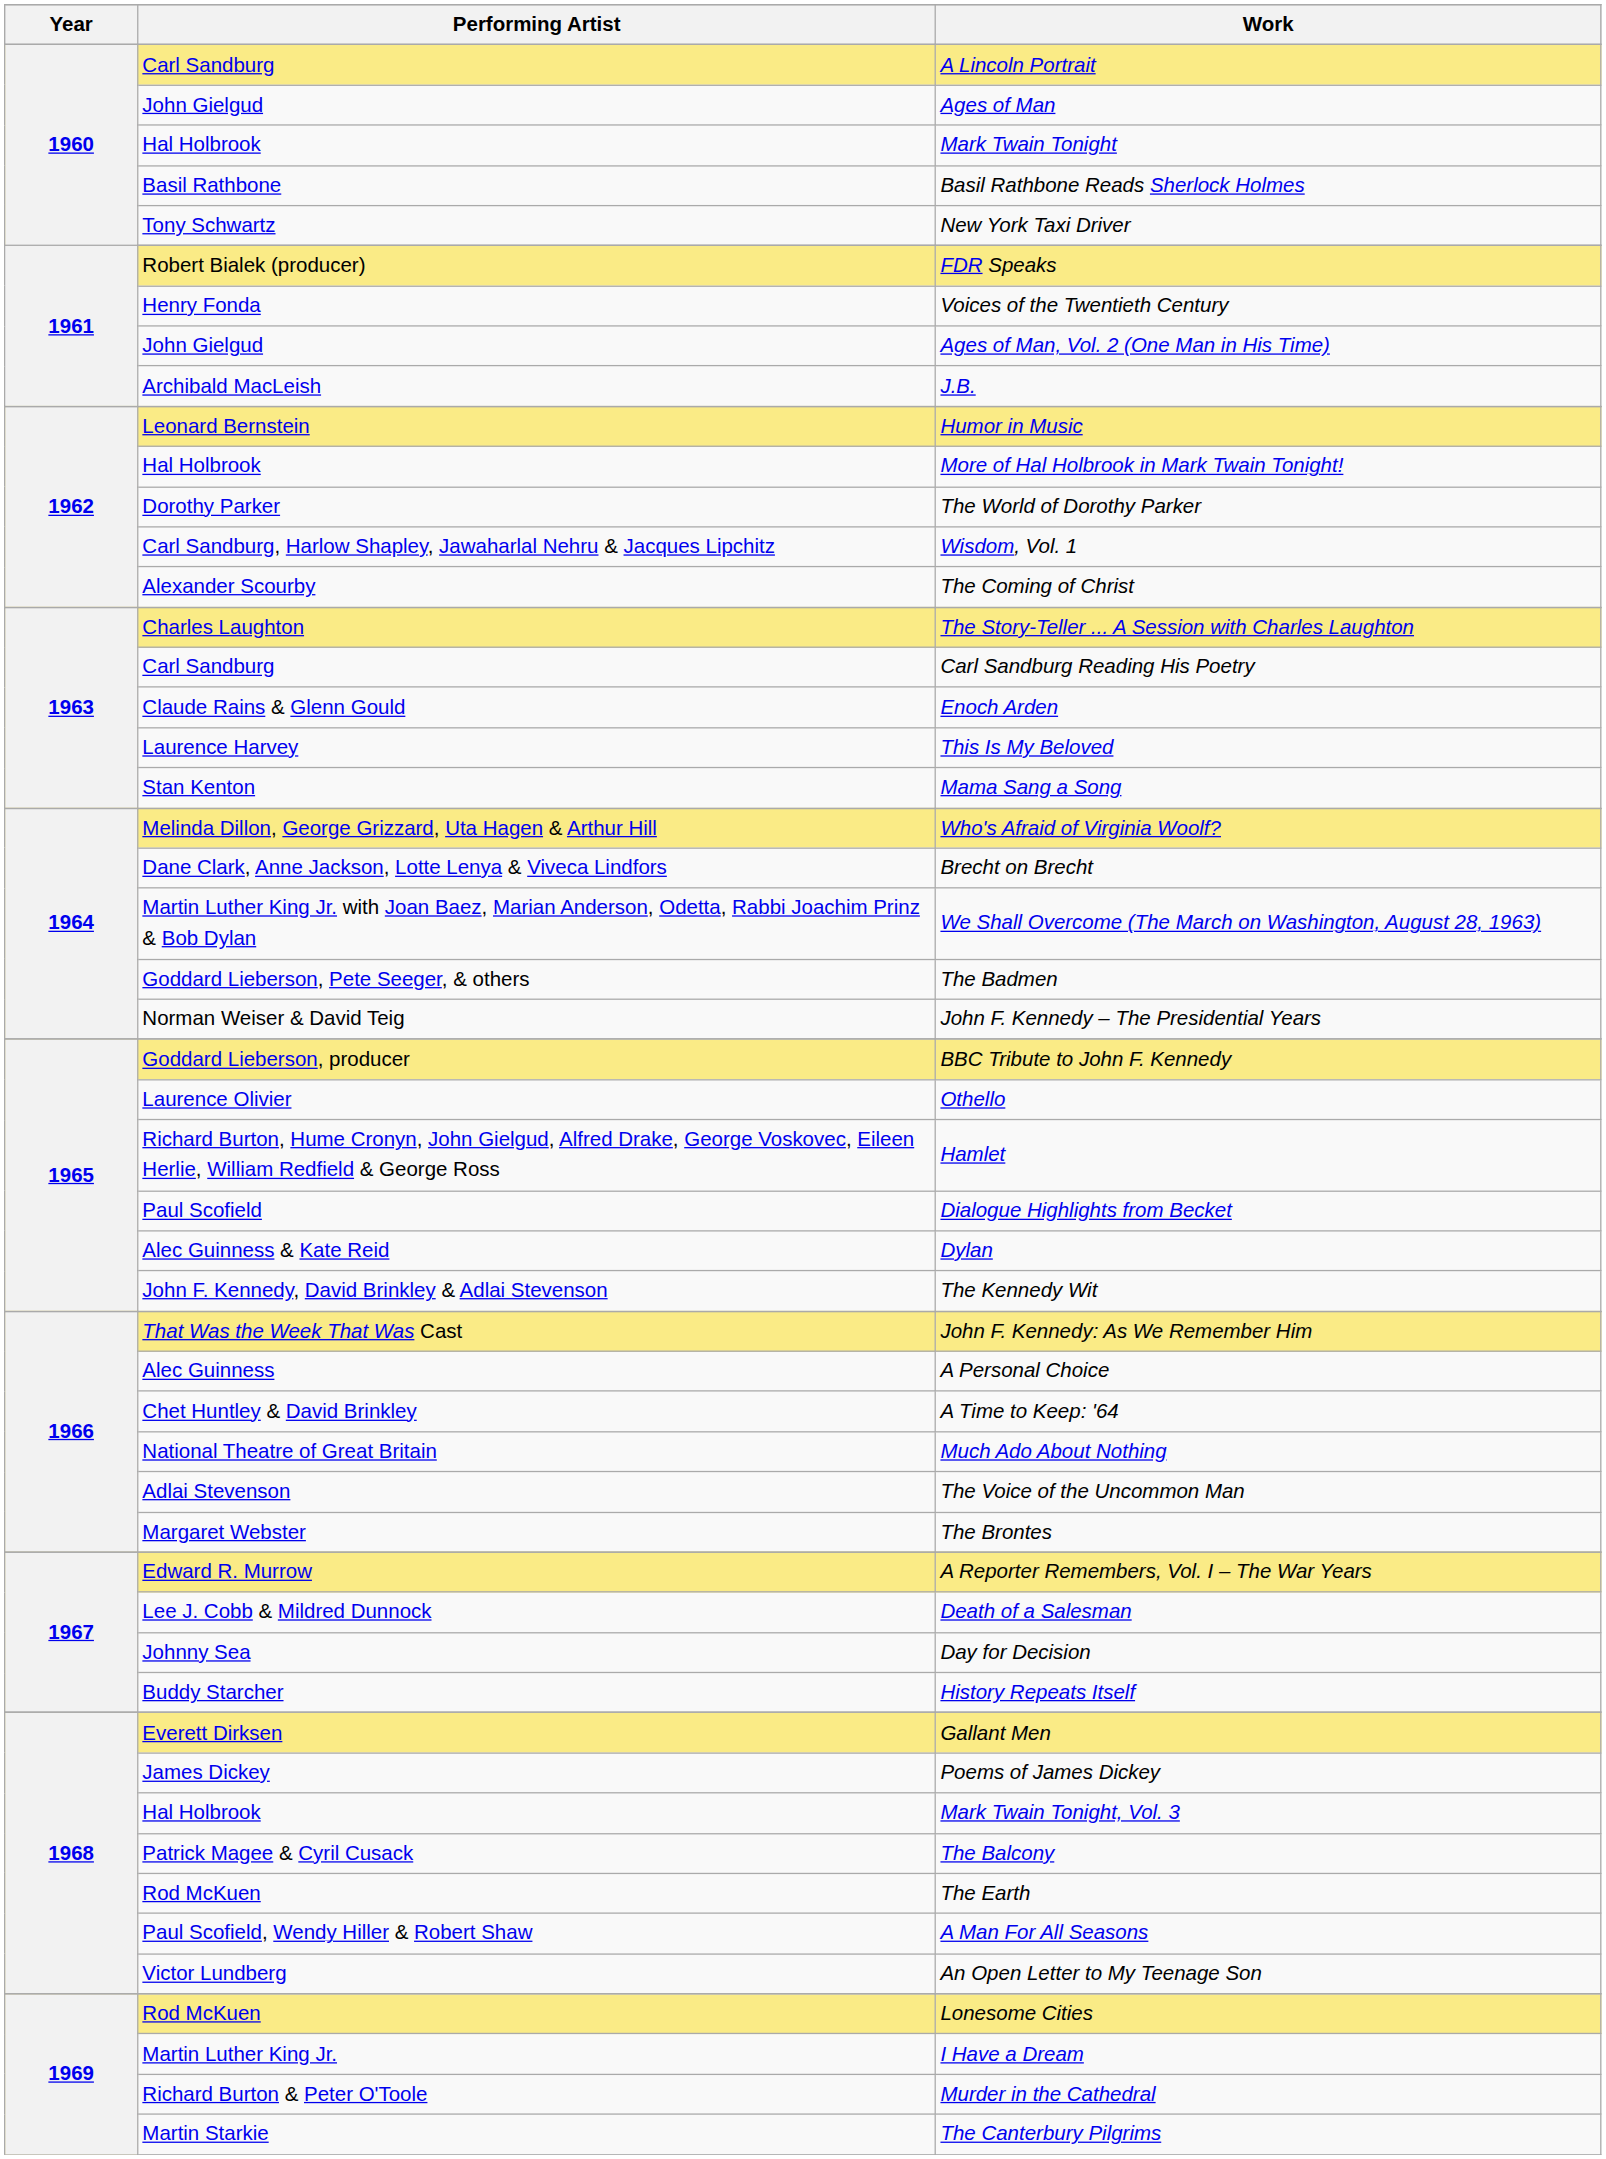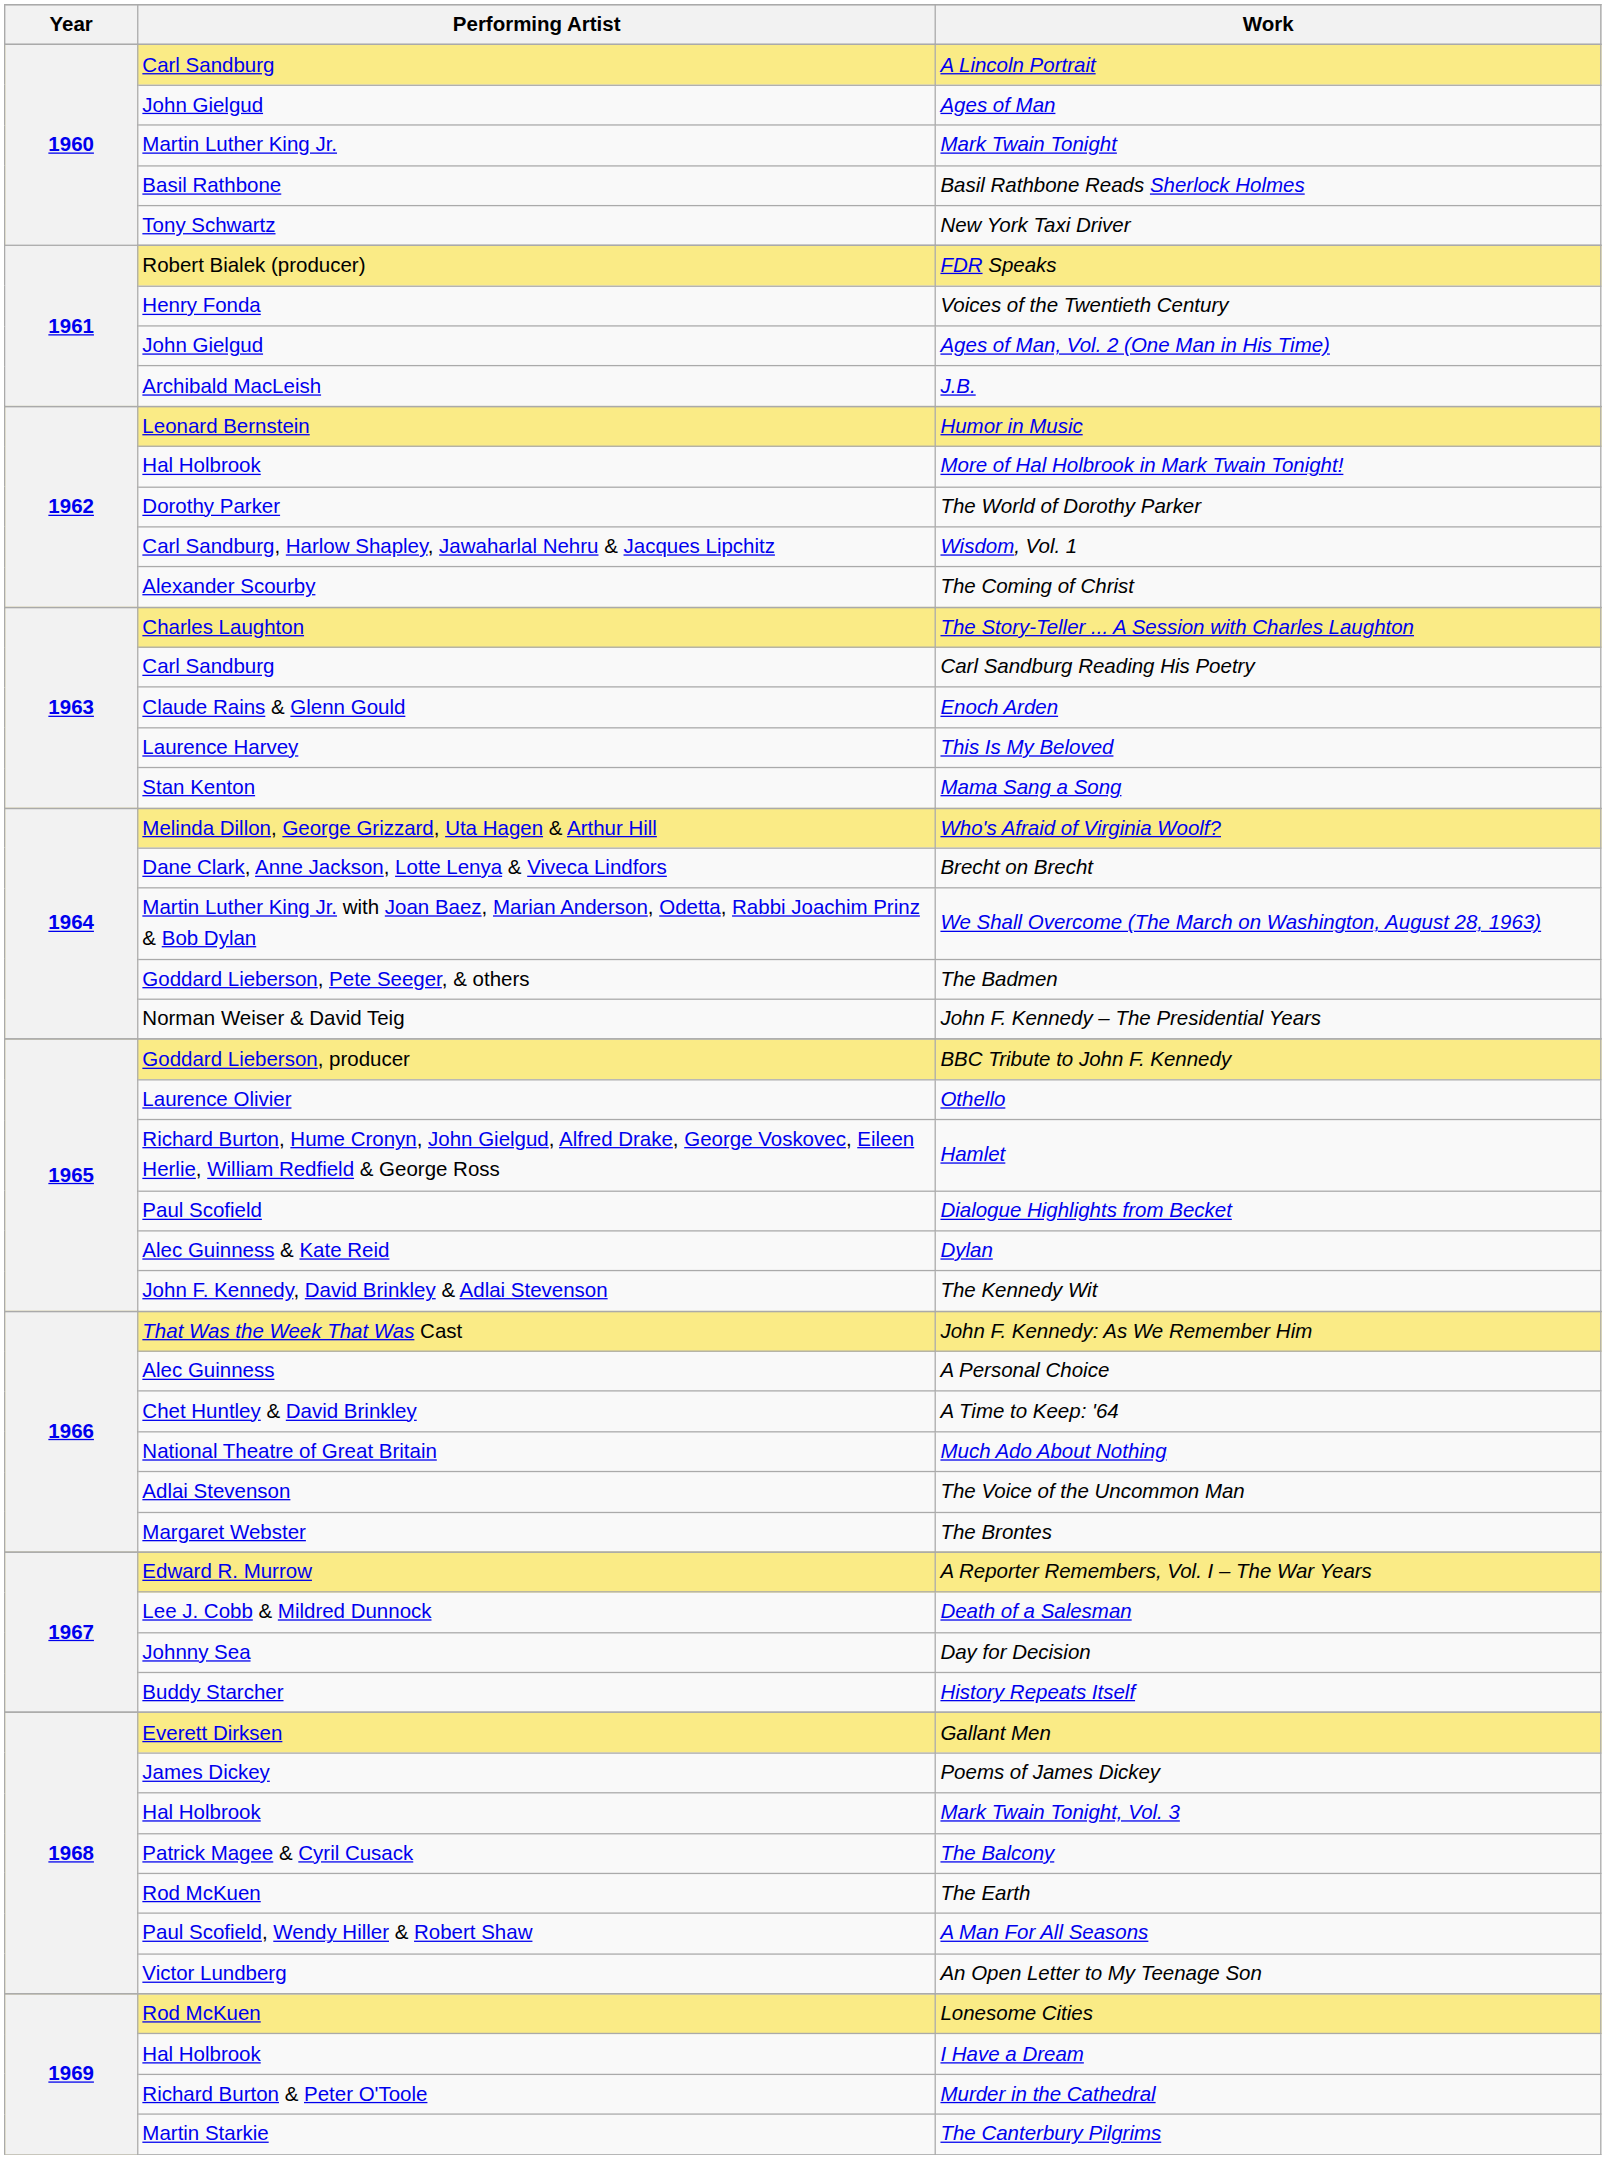(202, 145) Hal Holbrook -> (240, 145) Martin Luther King Jr.
(240, 2053) Martin Luther King Jr. -> (202, 2053) Hal Holbrook
